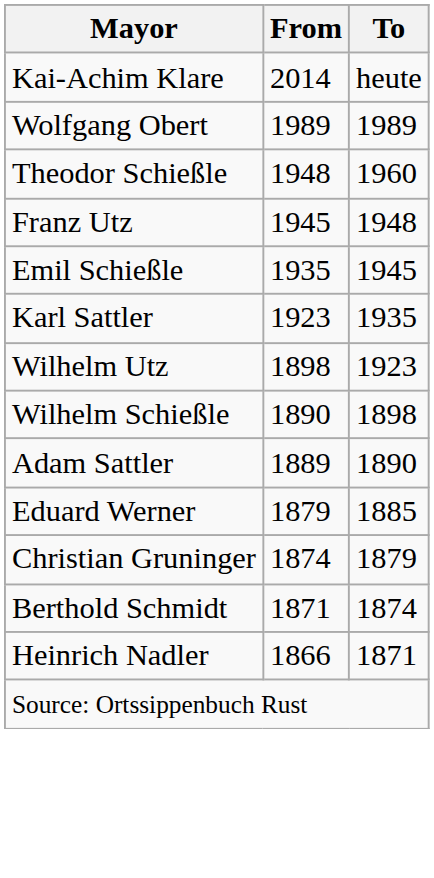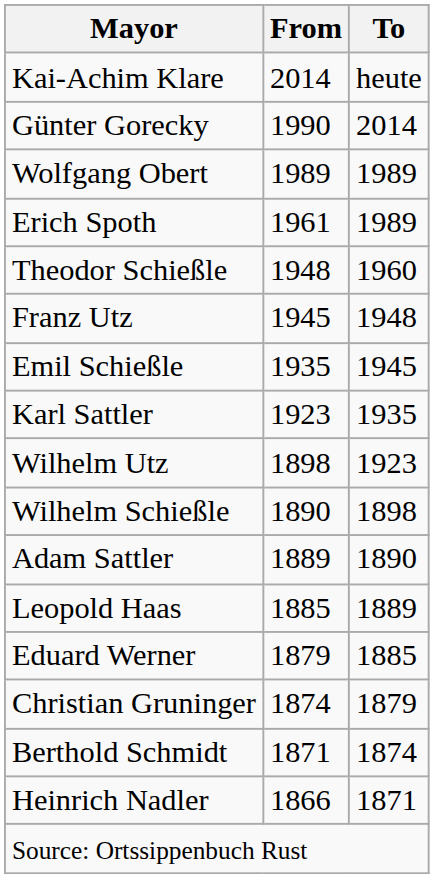+ row: (110, 125)
+ row: (84, 221)
+ row: (97, 607)
